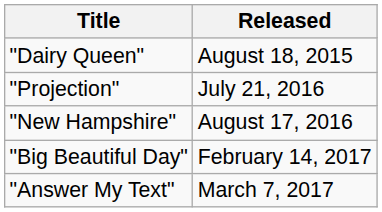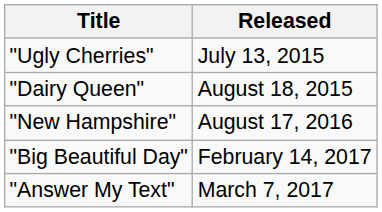+ row: (82, 55)
- row: (64, 88)
